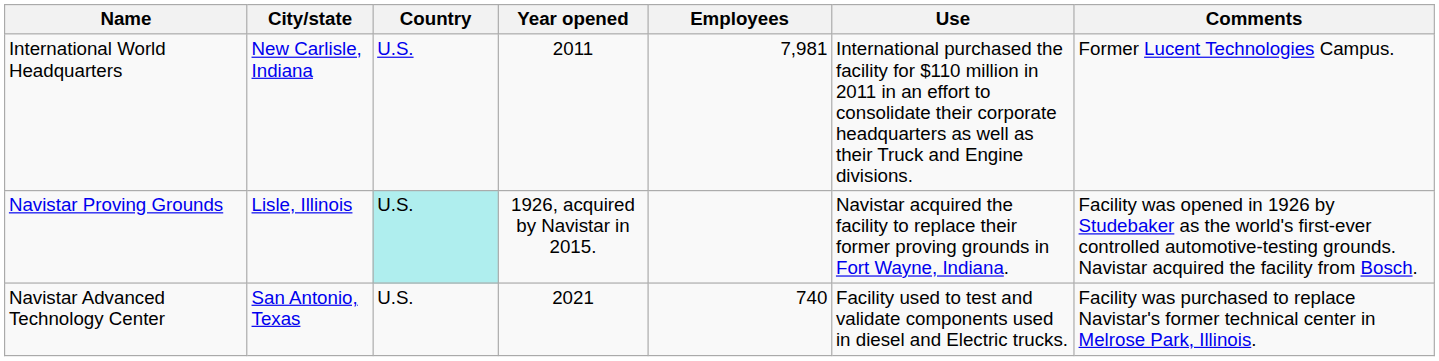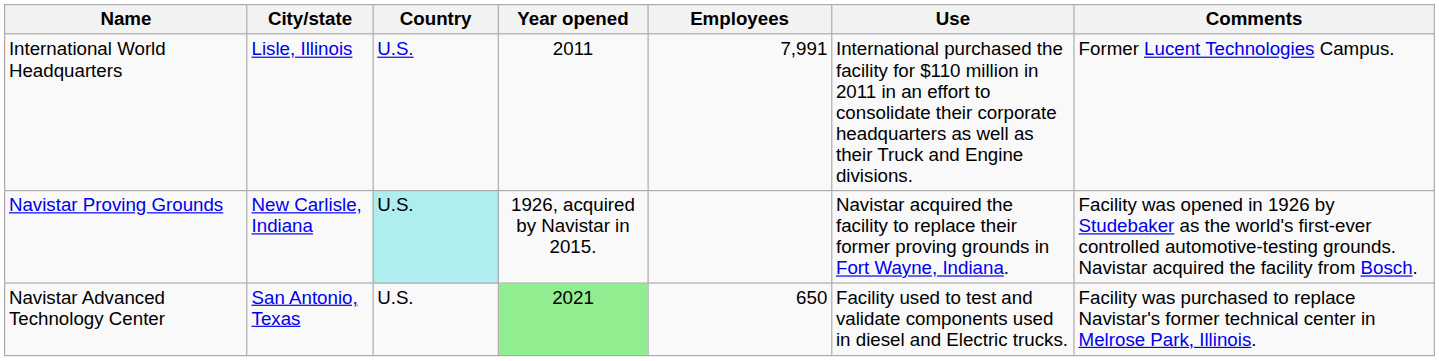(307, 59) New Carlisle, Indiana -> (302, 49) Lisle, Illinois
(804, 49) 7,981 -> (804, 49) 7,991
(302, 205) Lisle, Illinois -> (307, 215) New Carlisle, Indiana
(573, 297) no background -> (573, 297) lightgreen background
(812, 297) 740 -> (812, 297) 650
